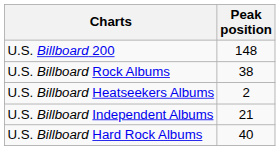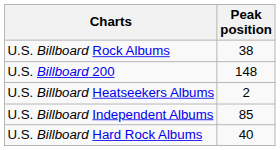rows swapped: (61, 51) <-> (89, 72)
(246, 114) 21 -> (246, 114) 85
